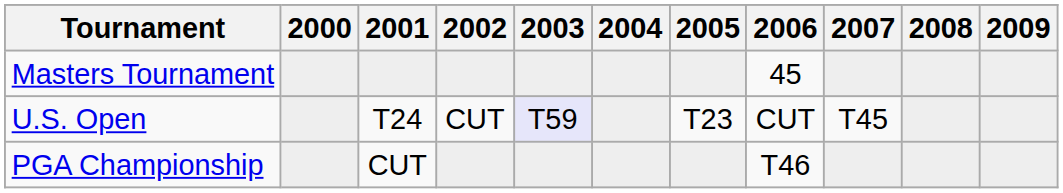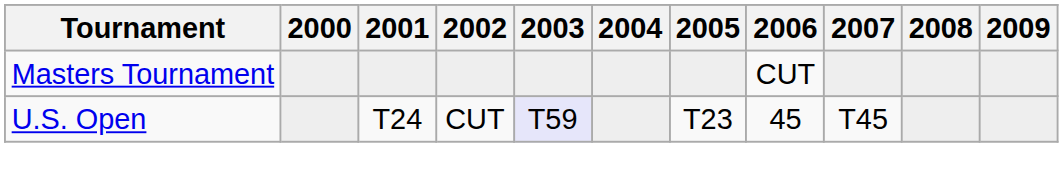(785, 74) 45 -> (785, 74) CUT
(785, 119) CUT -> (785, 119) 45
- row: (138, 165)
